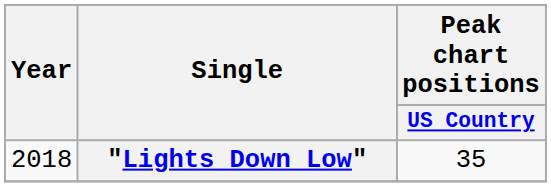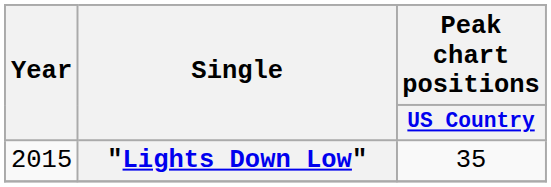(42, 160) 2018 -> (42, 160) 2015
